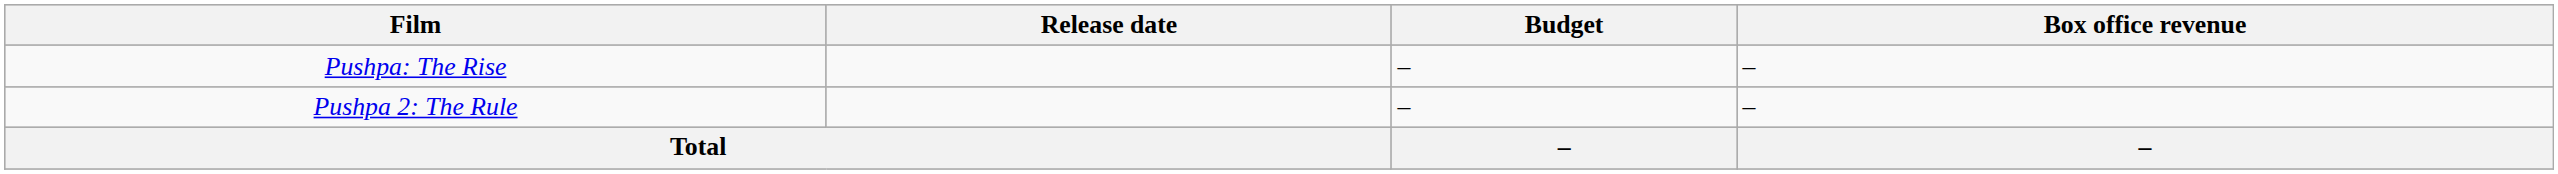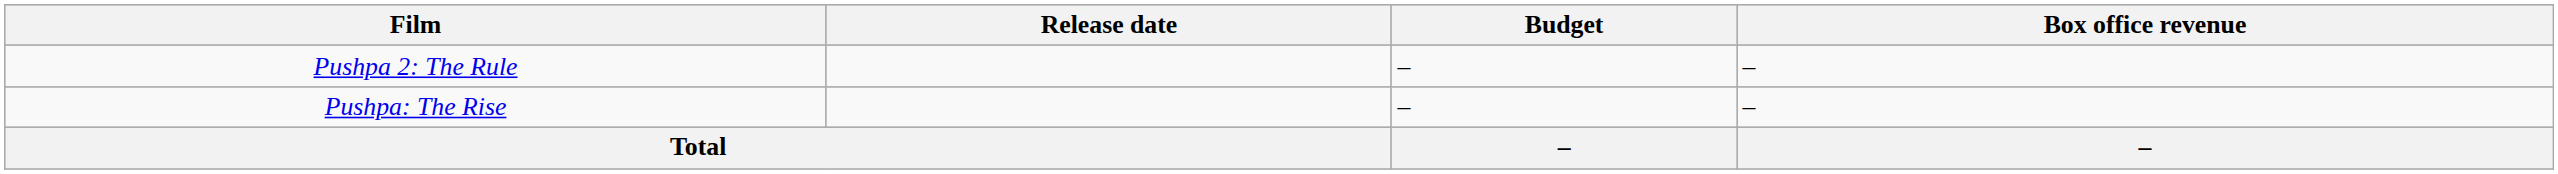rows swapped: (416, 65) <-> (416, 106)
